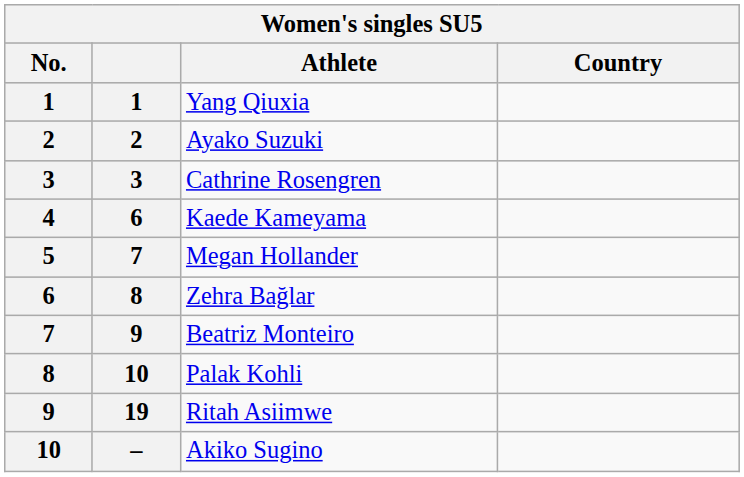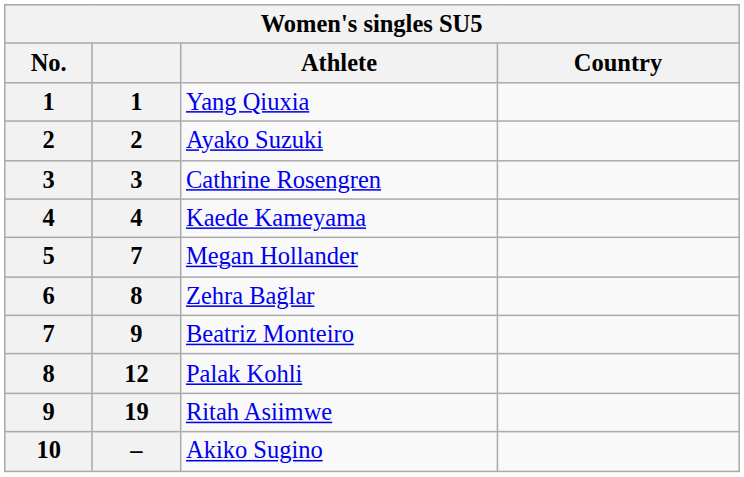(136, 218) 6 -> (136, 218) 4
(136, 373) 10 -> (136, 373) 12
